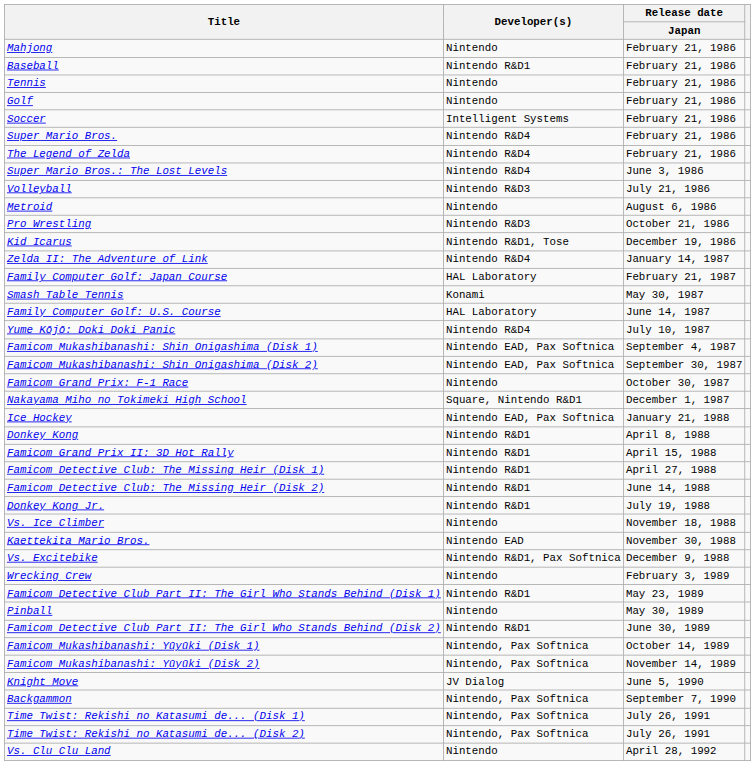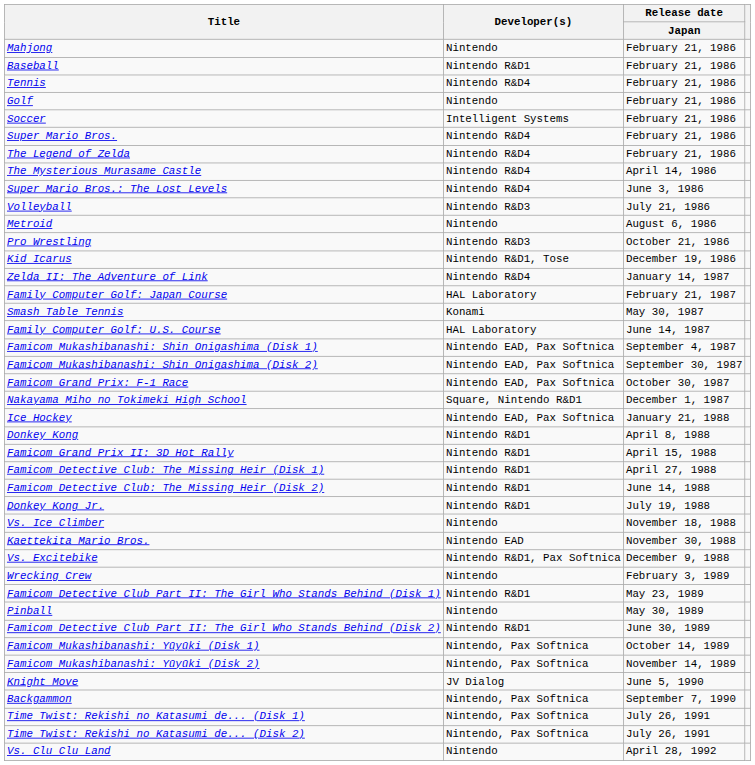(472, 84) Nintendo -> (488, 84) Nintendo R&D4
+ row: (104, 171)
- row: (91, 330)
(472, 383) Nintendo -> (530, 383) Nintendo EAD, Pax Softnica
